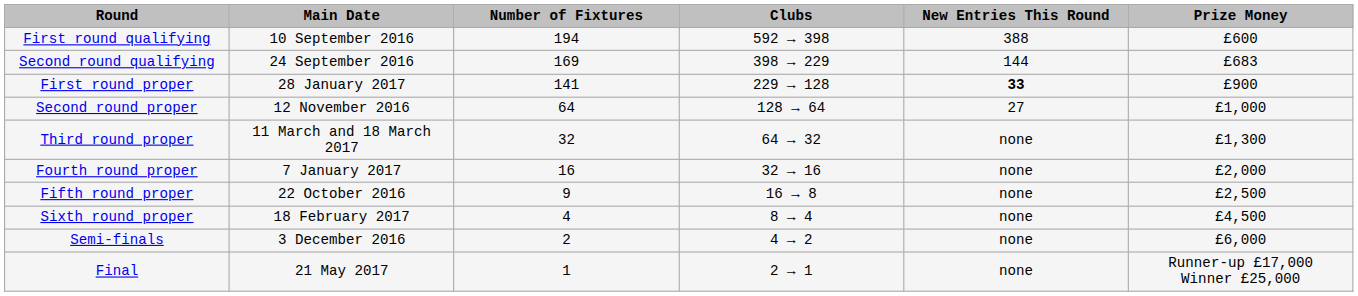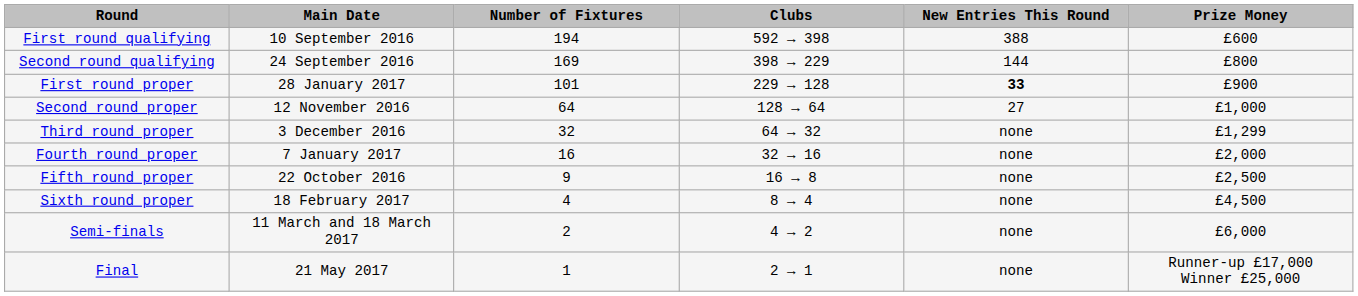(1241, 62) £683 -> (1241, 62) £800
(566, 85) 141 -> (566, 85) 101
(342, 140) 11 March and 18 March 2017 -> (342, 132) 3 December 2016
(1241, 140) £1,300 -> (1241, 132) £1,299
(342, 240) 3 December 2016 -> (342, 232) 11 March and 18 March 2017
